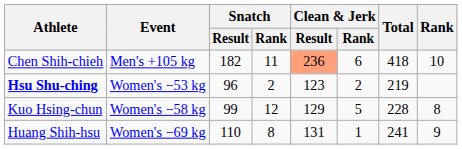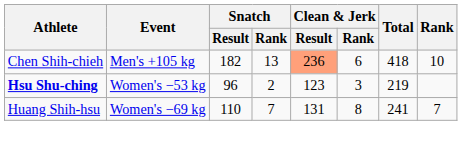(271, 62) 11 -> (271, 62) 13
(358, 85) 2 -> (358, 85) 3
- row: (55, 109)
(271, 132) 8 -> (271, 109) 7
(358, 132) 1 -> (358, 109) 8
(437, 132) 9 -> (437, 109) 7
